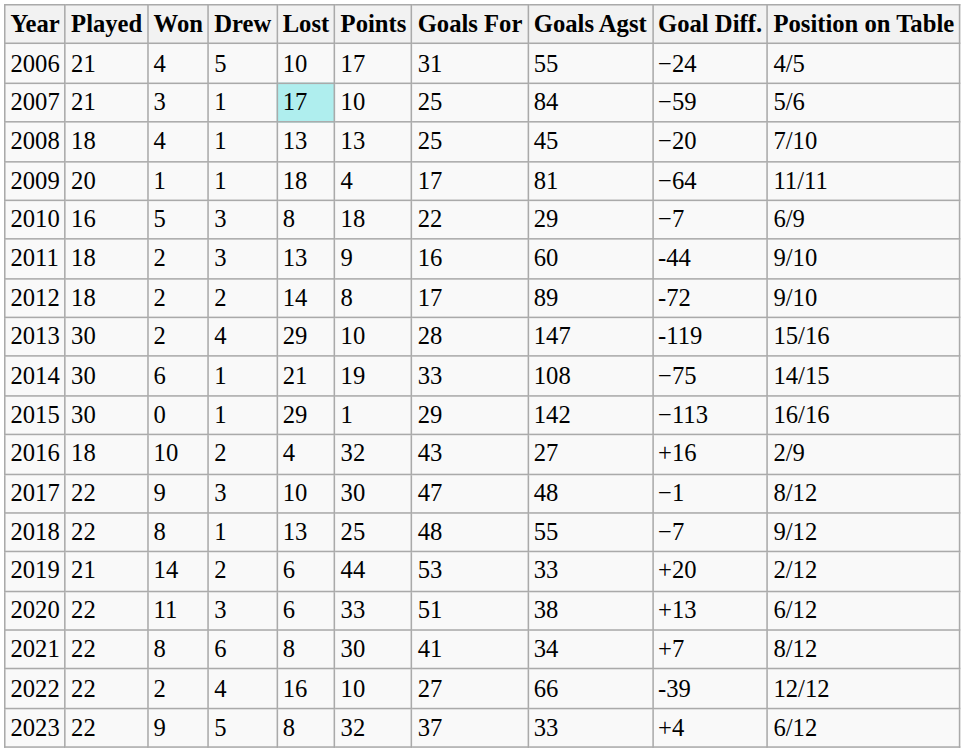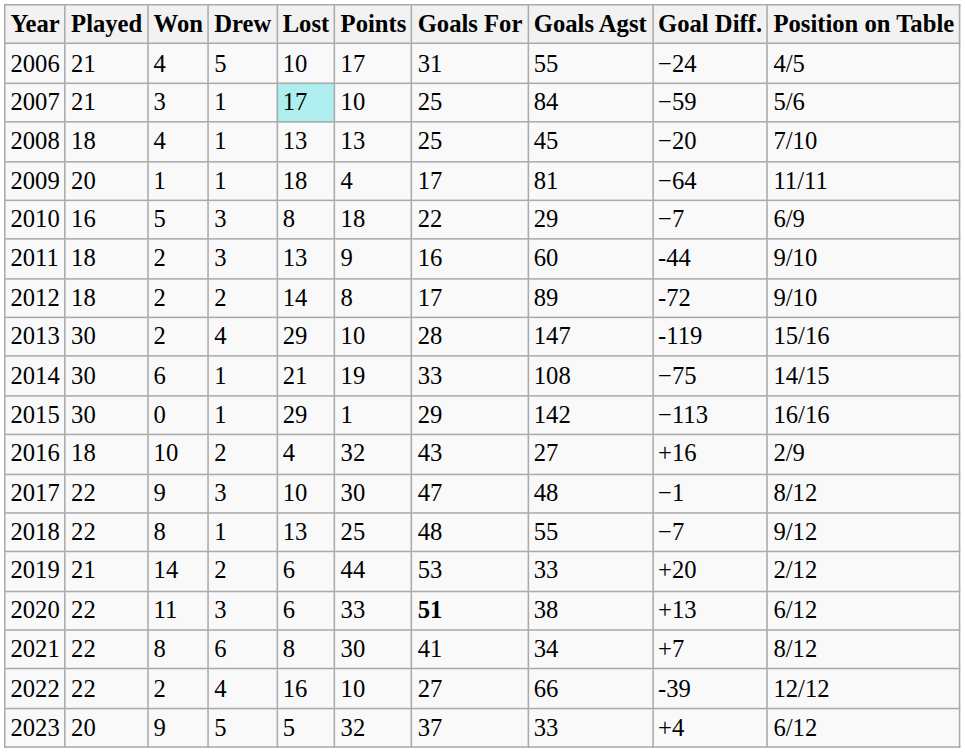(430, 610) normal -> (430, 610) bold
(83, 727) 22 -> (83, 727) 20
(289, 727) 8 -> (289, 727) 5
